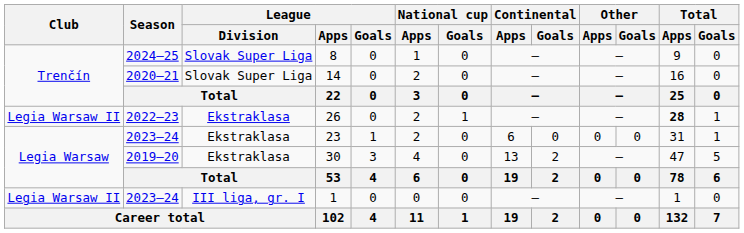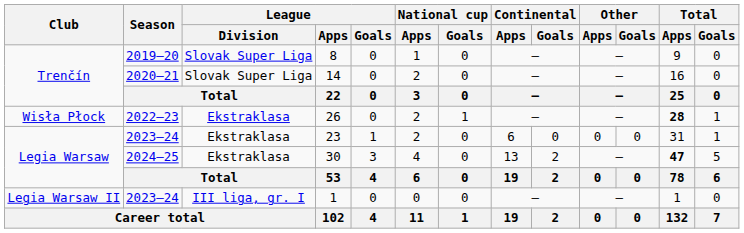(152, 55) 2024–25 -> (152, 55) 2019–20
(64, 116) Legia Warsaw II -> (64, 116) Wisła Płock
(152, 157) 2019–20 -> (152, 157) 2024–25
(677, 157) normal -> (677, 157) bold
